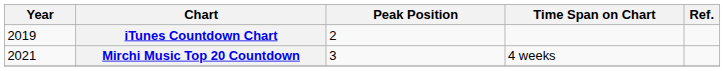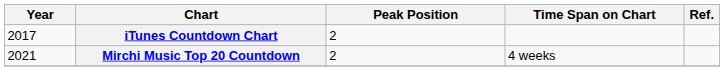(22, 35) 2019 -> (22, 35) 2017
(333, 55) 3 -> (333, 55) 2
